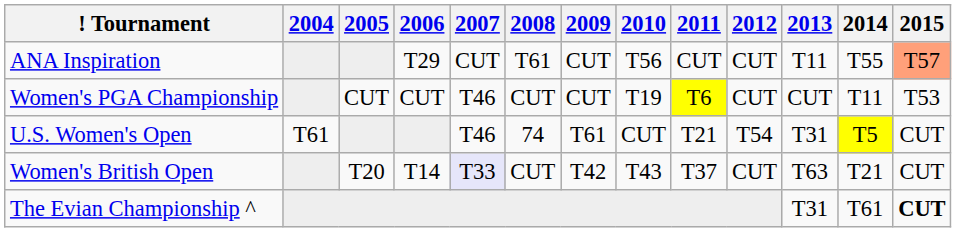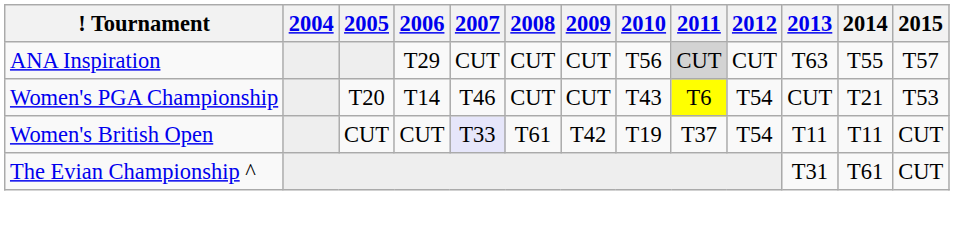(533, 60) T61 -> (533, 60) CUT
(699, 60) no background -> (699, 60) lightgrey background
(810, 60) T11 -> (810, 60) T63
(922, 60) lightsalmon background -> (921, 60) no background
(367, 97) CUT -> (367, 97) T20
(422, 97) CUT -> (422, 97) T14
(644, 97) T19 -> (644, 97) T43
(754, 97) CUT -> (754, 97) T54
(865, 97) T11 -> (865, 97) T21
- row: (101, 134)
(367, 171) T20 -> (367, 134) CUT
(422, 171) T14 -> (422, 134) CUT
(533, 171) CUT -> (533, 134) T61
(644, 171) T43 -> (644, 134) T19
(754, 171) CUT -> (754, 134) T54
(810, 171) T63 -> (810, 134) T11
(865, 171) T21 -> (865, 134) T11
(922, 208) bold -> (921, 171) normal
